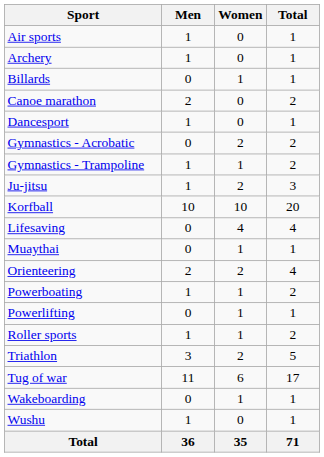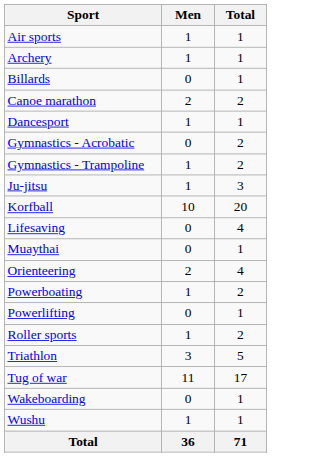- column: (240, 15)
